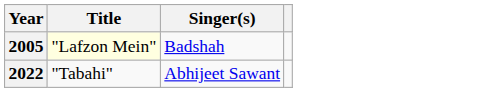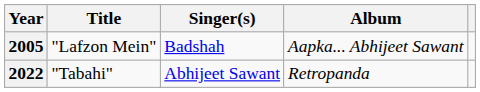+ column: (376, 18)
(104, 45) lightyellow background -> (104, 45) no background
